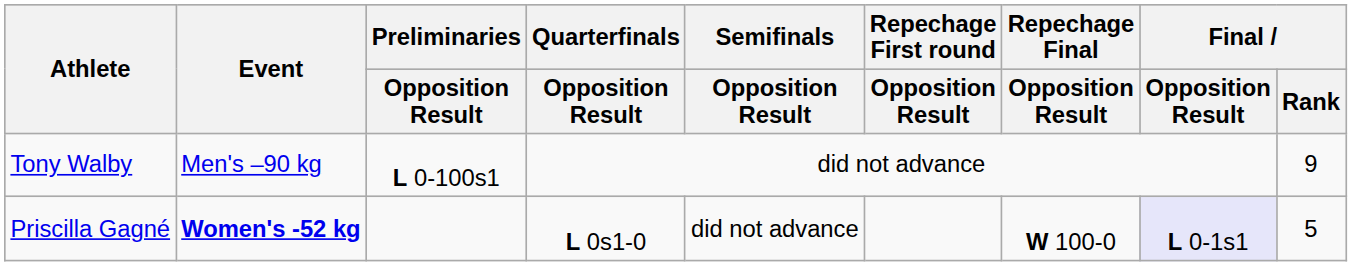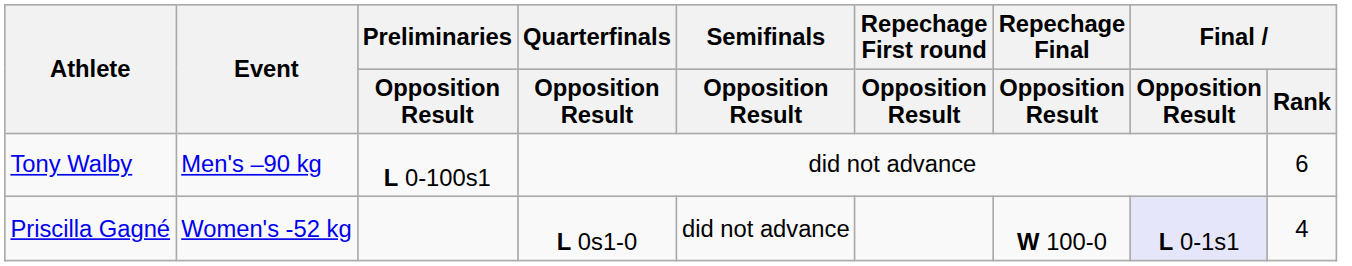(1311, 165) 9 -> (1302, 165) 6
(271, 229) bold -> (266, 229) normal
(1311, 229) 5 -> (1302, 229) 4
